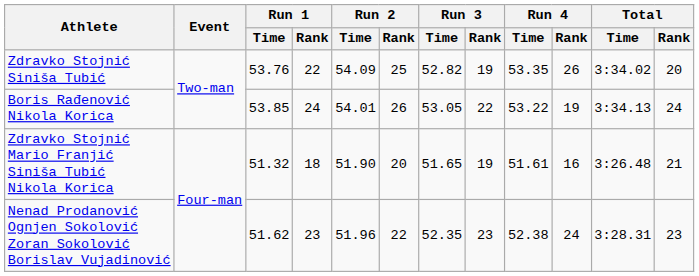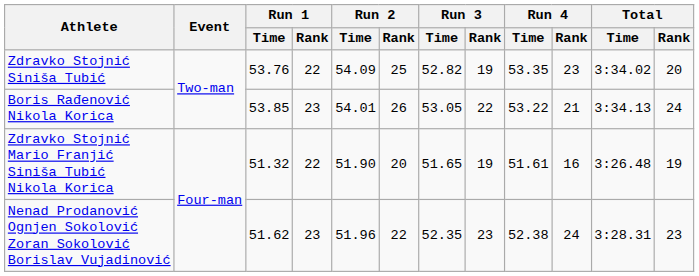(571, 69) 26 -> (571, 69) 23
(312, 108) 24 -> (312, 108) 23
(571, 108) 19 -> (571, 108) 21
(312, 164) 18 -> (312, 164) 22
(674, 164) 21 -> (674, 164) 19
